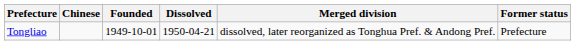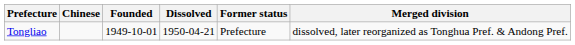columns swapped: (358, 13) <-> (534, 13)
